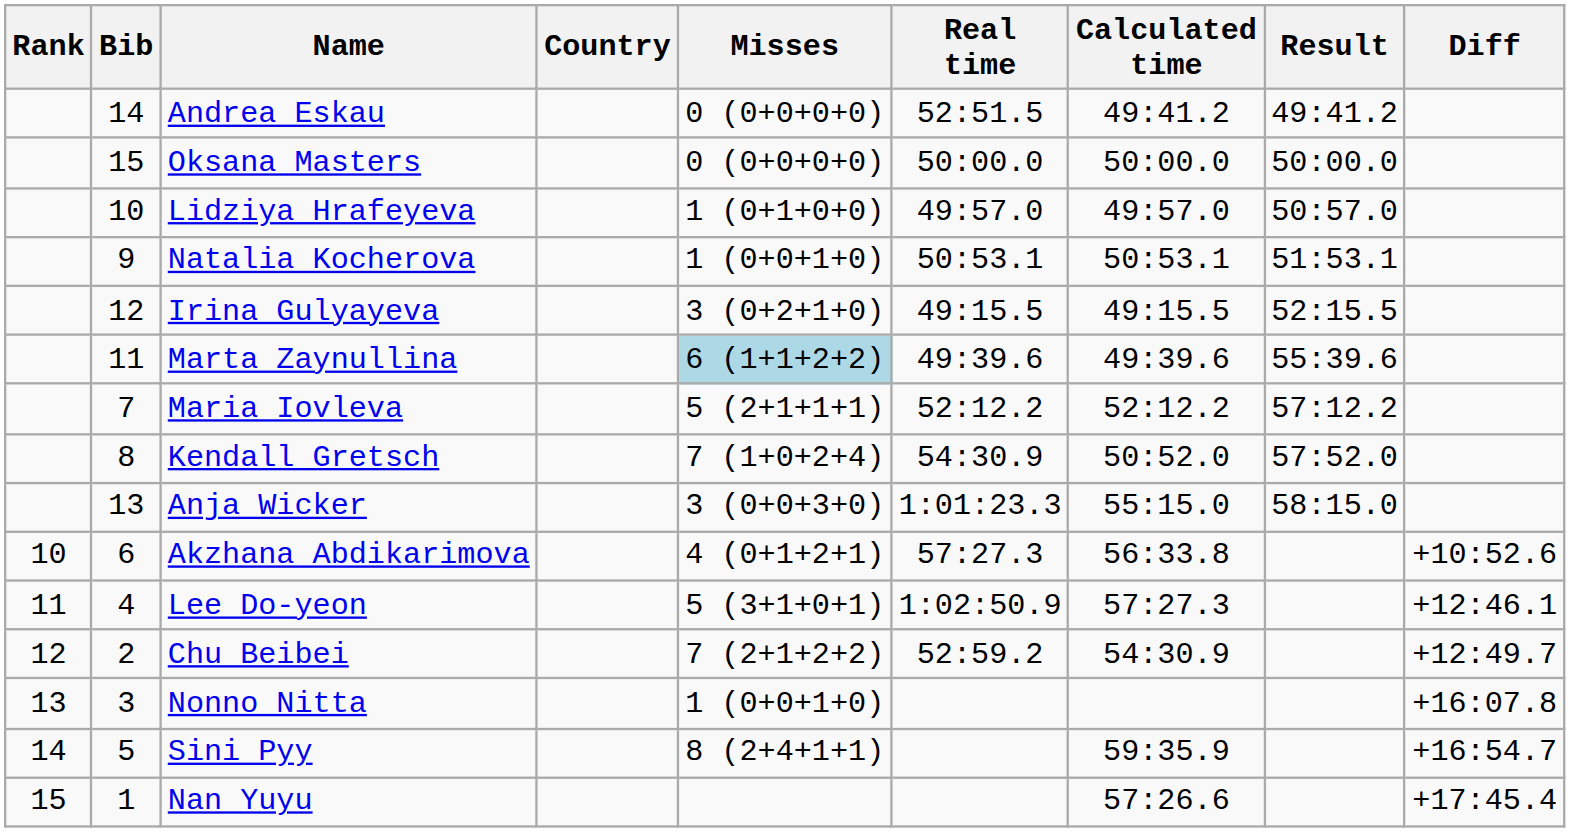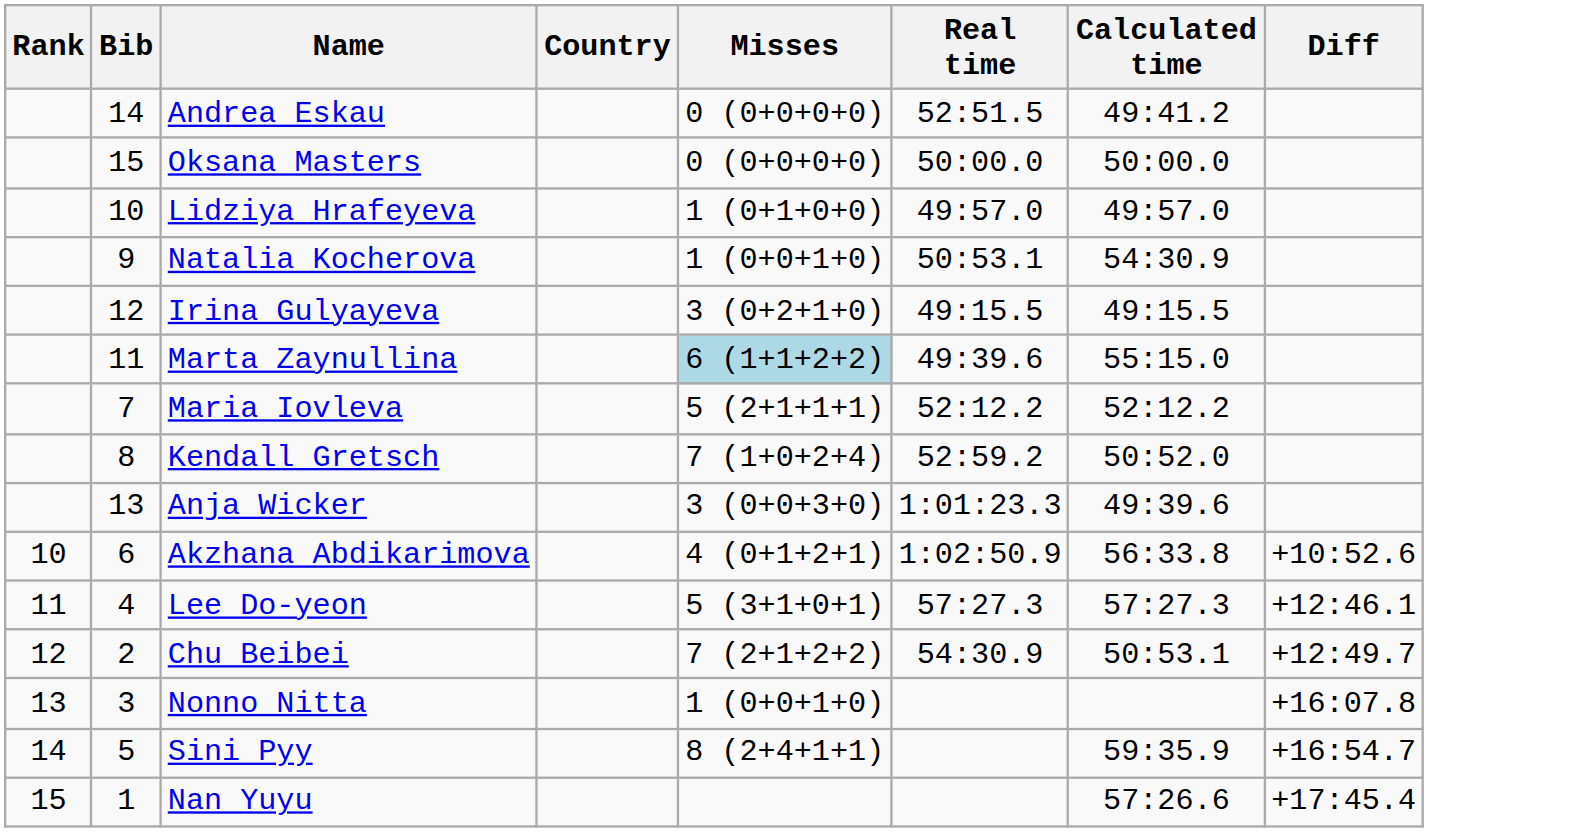- column: (1335, 47)
(1166, 261) 50:53.1 -> (1166, 261) 54:30.9
(1166, 359) 49:39.6 -> (1166, 359) 55:15.0
(980, 458) 54:30.9 -> (980, 458) 52:59.2
(1166, 507) 55:15.0 -> (1166, 507) 49:39.6
(980, 556) 57:27.3 -> (980, 556) 1:02:50.9
(980, 605) 1:02:50.9 -> (980, 605) 57:27.3
(980, 654) 52:59.2 -> (980, 654) 54:30.9
(1166, 654) 54:30.9 -> (1166, 654) 50:53.1
